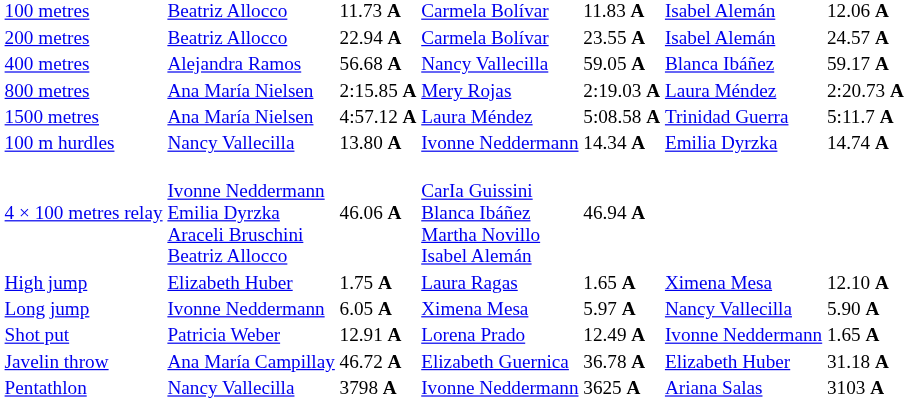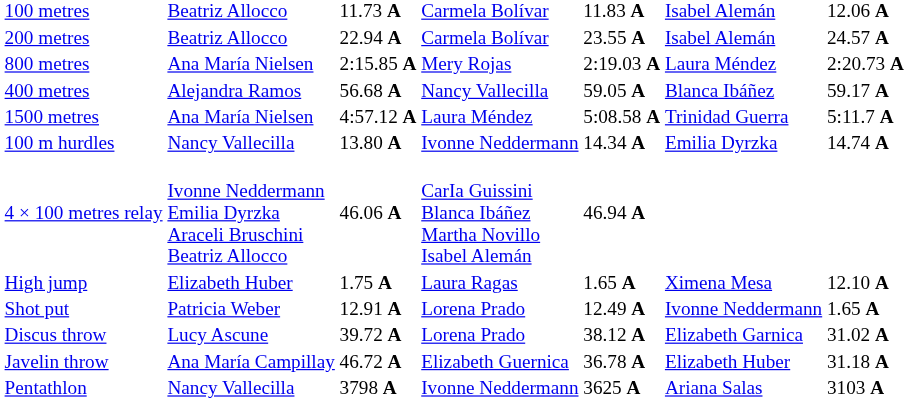rows swapped: (47, 64) <-> (47, 90)
- row: (47, 308)
+ row: (56, 335)
